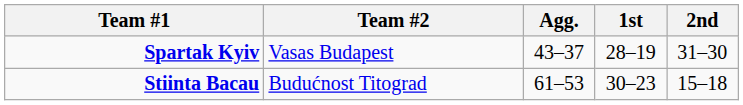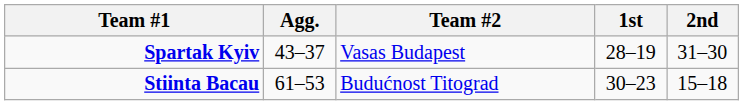columns swapped: (559, 20) <-> (393, 20)
